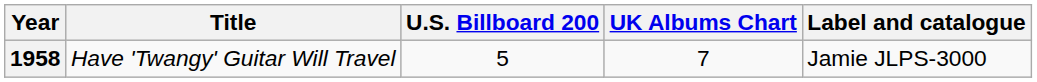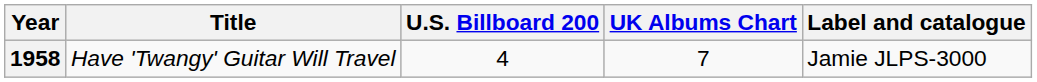(503, 58) 5 -> (503, 58) 4
